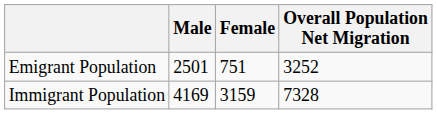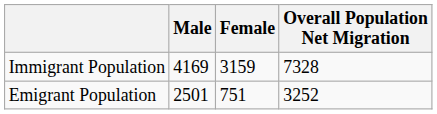rows swapped: (87, 94) <-> (82, 66)
